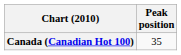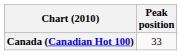(157, 41) 35 -> (157, 41) 33
